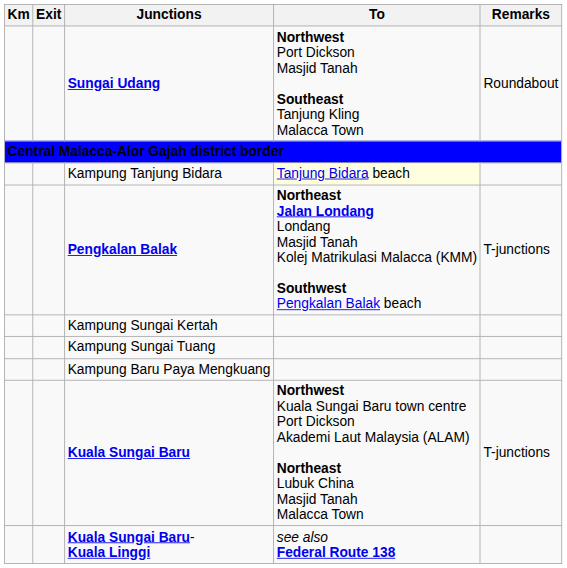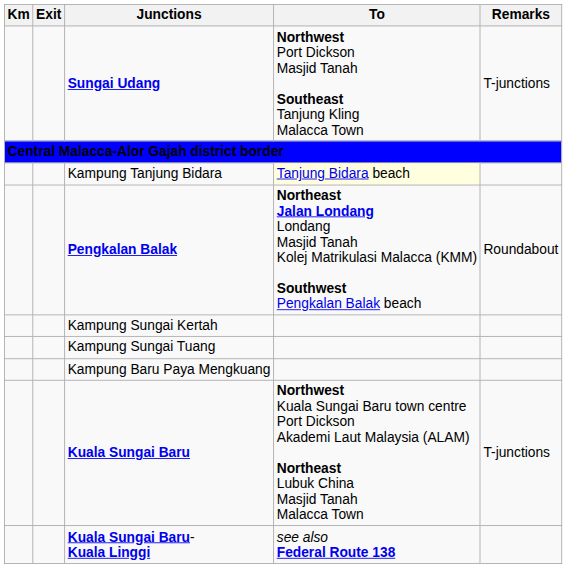(521, 83) Roundabout -> (517, 83) T-junctions
(517, 249) T-junctions -> (521, 249) Roundabout
